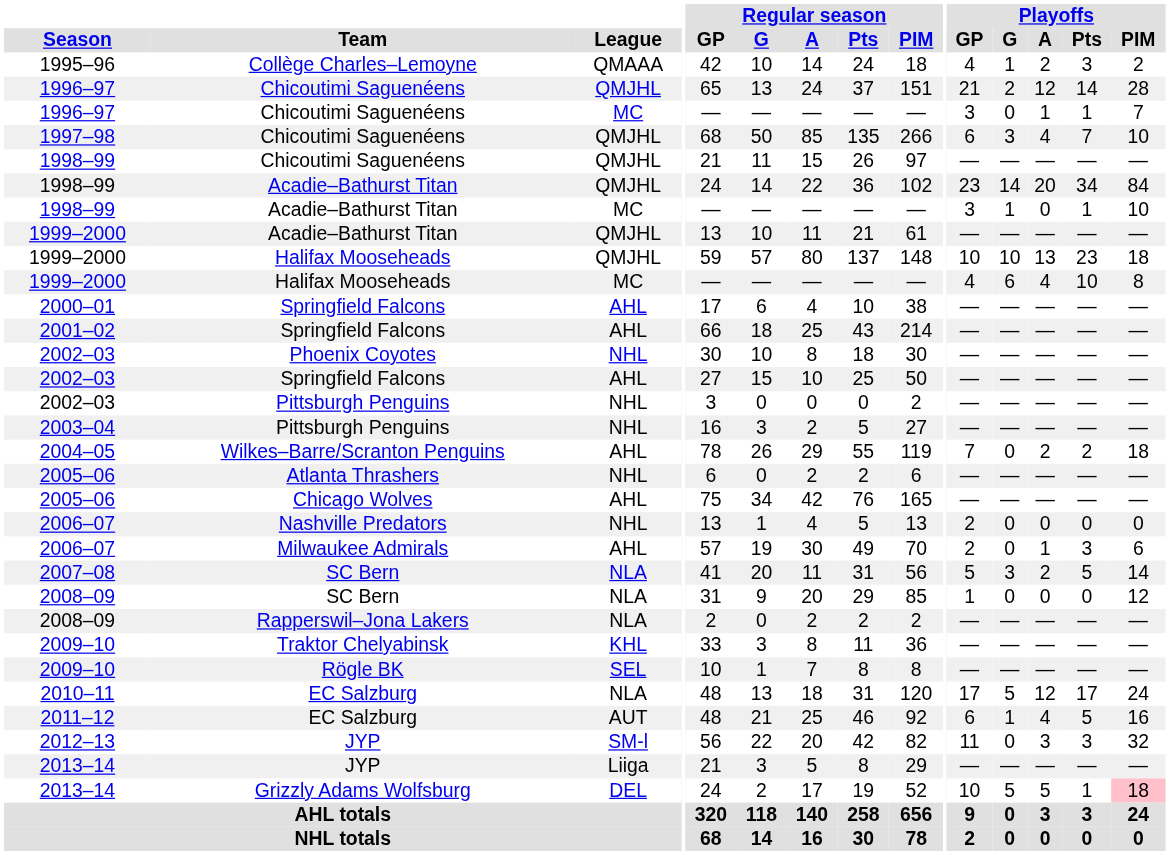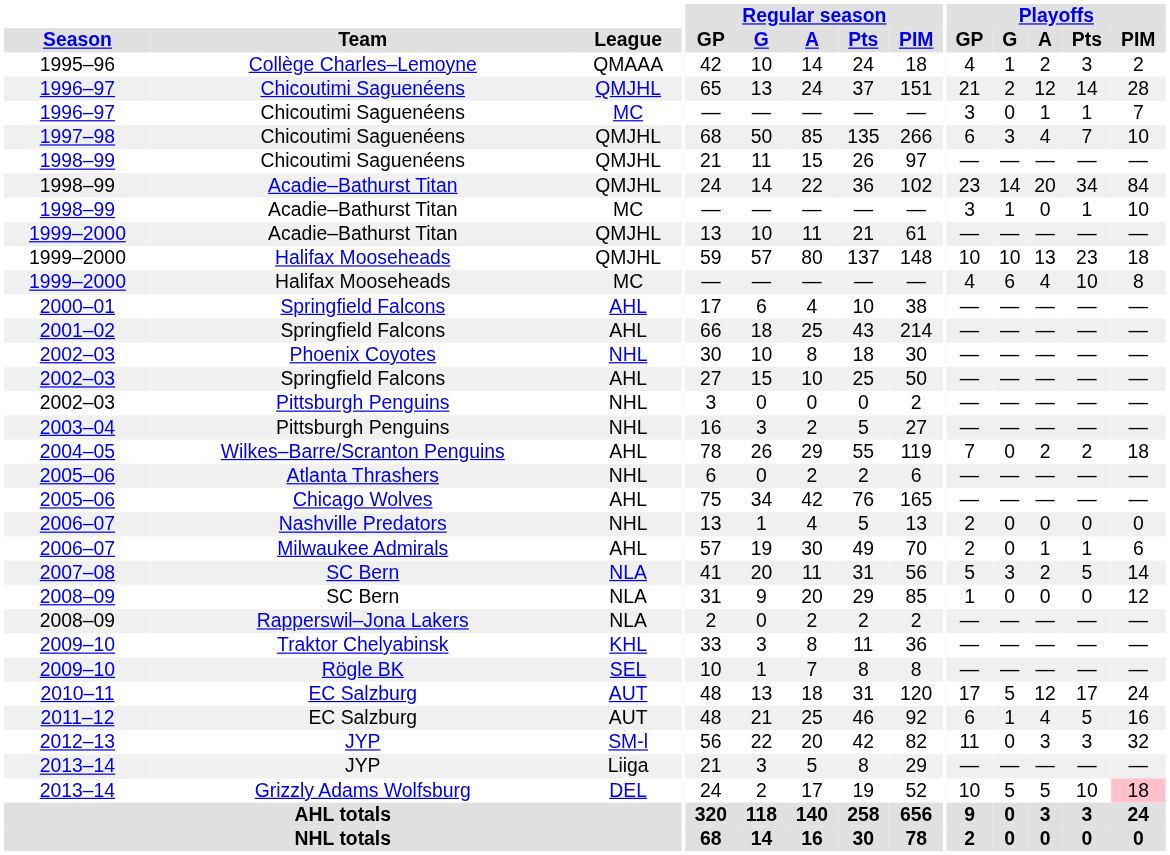(1087, 548) 3 -> (1087, 548) 1
(628, 693) NLA -> (628, 693) AUT
(1087, 790) 1 -> (1087, 790) 10
